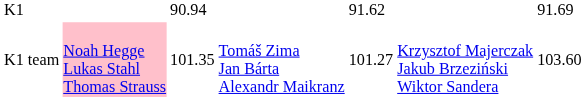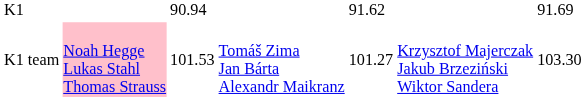(192, 59) 101.35 -> (192, 59) 101.53
(559, 59) 103.60 -> (559, 59) 103.30
